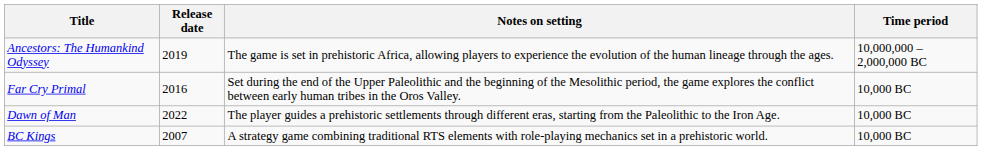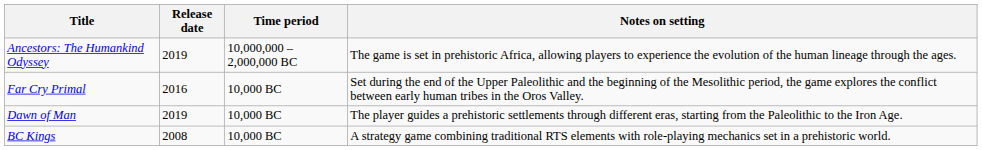columns swapped: (916, 21) <-> (539, 21)
(175, 115) 2022 -> (175, 115) 2019
(175, 135) 2007 -> (175, 135) 2008
